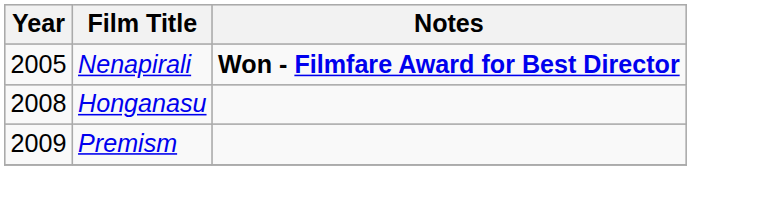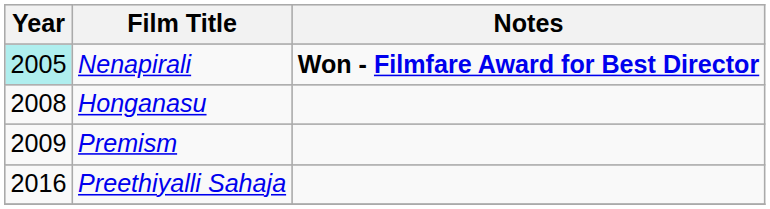(39, 64) no background -> (39, 64) paleturquoise background
+ row: (182, 183)
